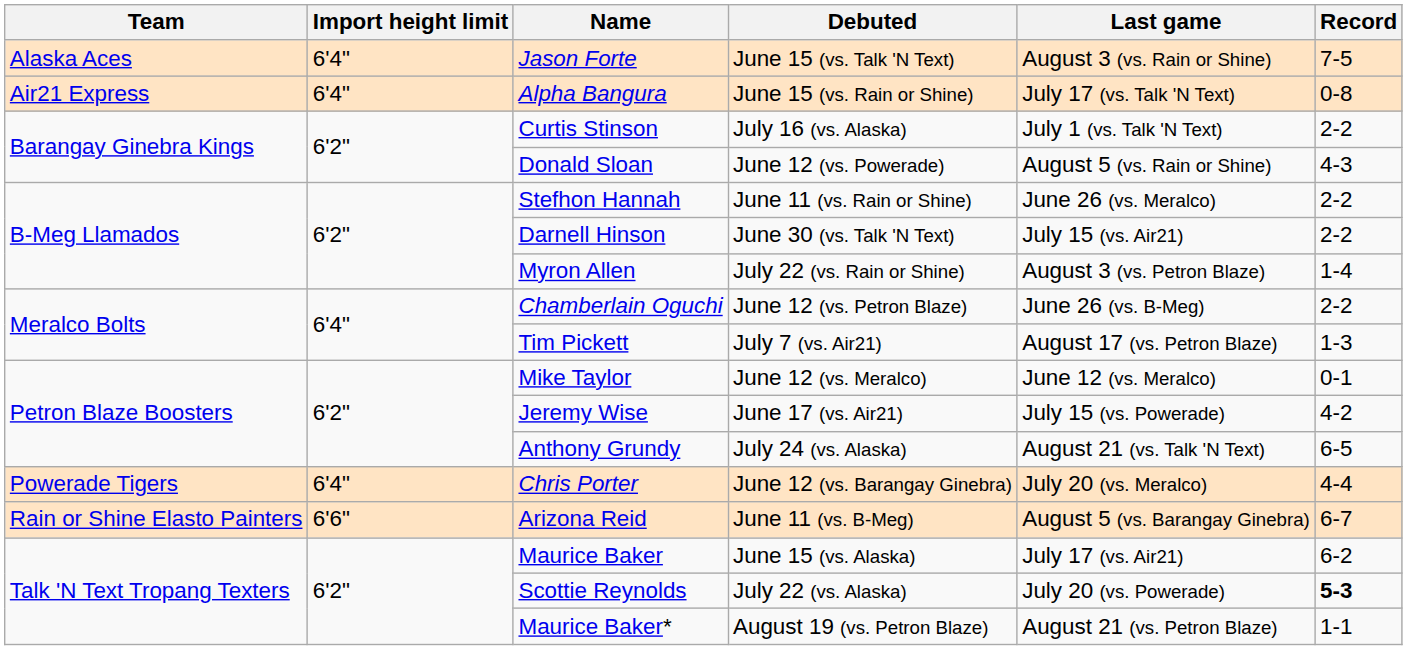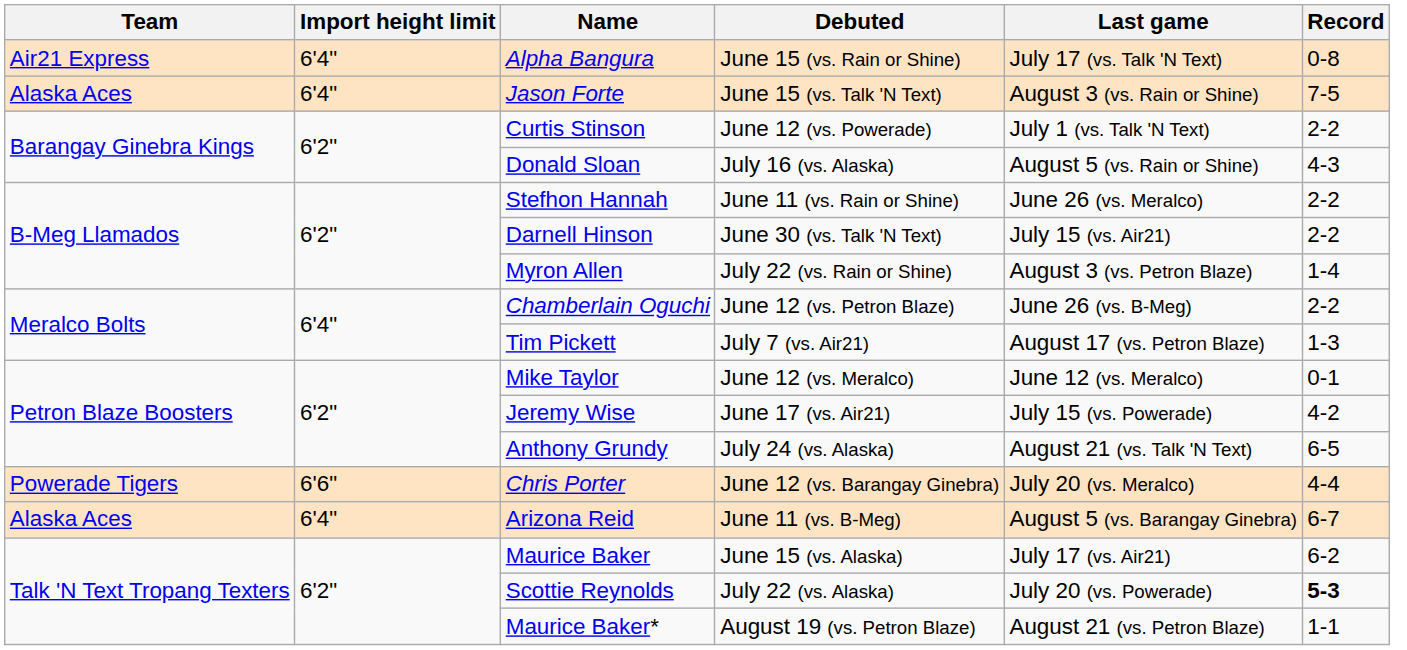rows swapped: (593, 93) <-> (578, 57)
(820, 128) July 16 (vs. Alaska) -> (826, 128) June 12 (vs. Powerade)
(839, 164) June 12 (vs. Powerade) -> (807, 164) July 16 (vs. Alaska)
(331, 484) 6'4" -> (319, 484) 6'6"
(156, 519) Rain or Shine Elasto Painters -> (71, 519) Alaska Aces
(331, 519) 6'6" -> (319, 519) 6'4"
